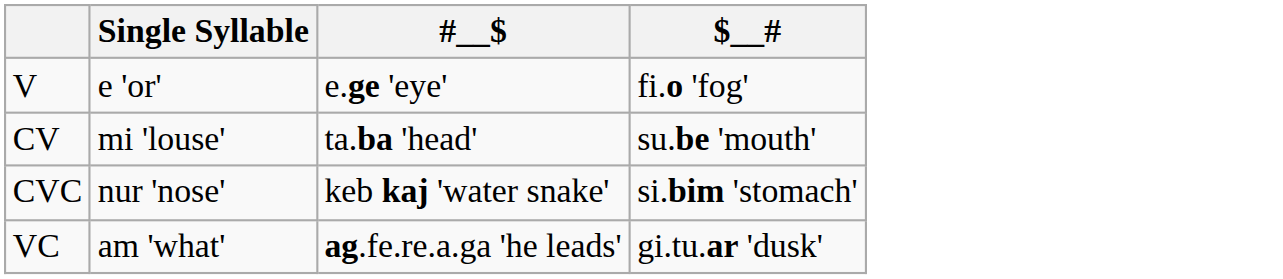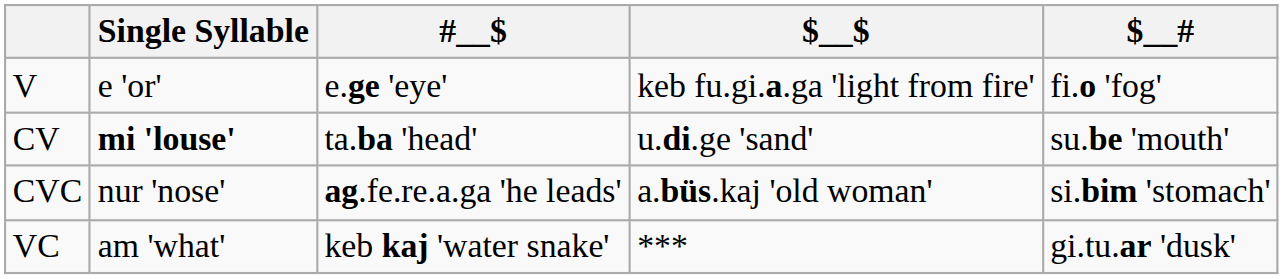+ column: (836, 31)
(162, 138) normal -> (167, 138) bold
(467, 191) keb kaj 'water snake' -> (473, 191) ag.fe.re.a.ga 'he leads'
(473, 245) ag.fe.re.a.ga 'he leads' -> (467, 245) keb kaj 'water snake'
